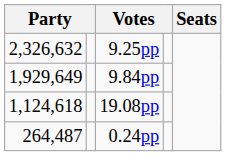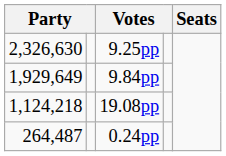(46, 48) 2,326,632 -> (46, 48) 2,326,630
(46, 106) 1,124,618 -> (46, 106) 1,124,218
